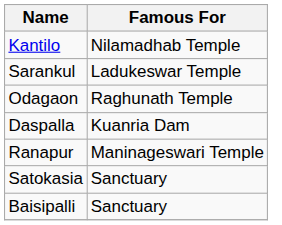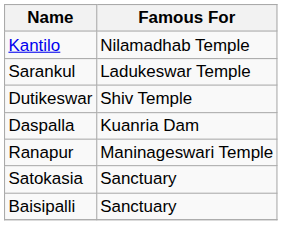- row: (43, 98)
+ row: (50, 98)
